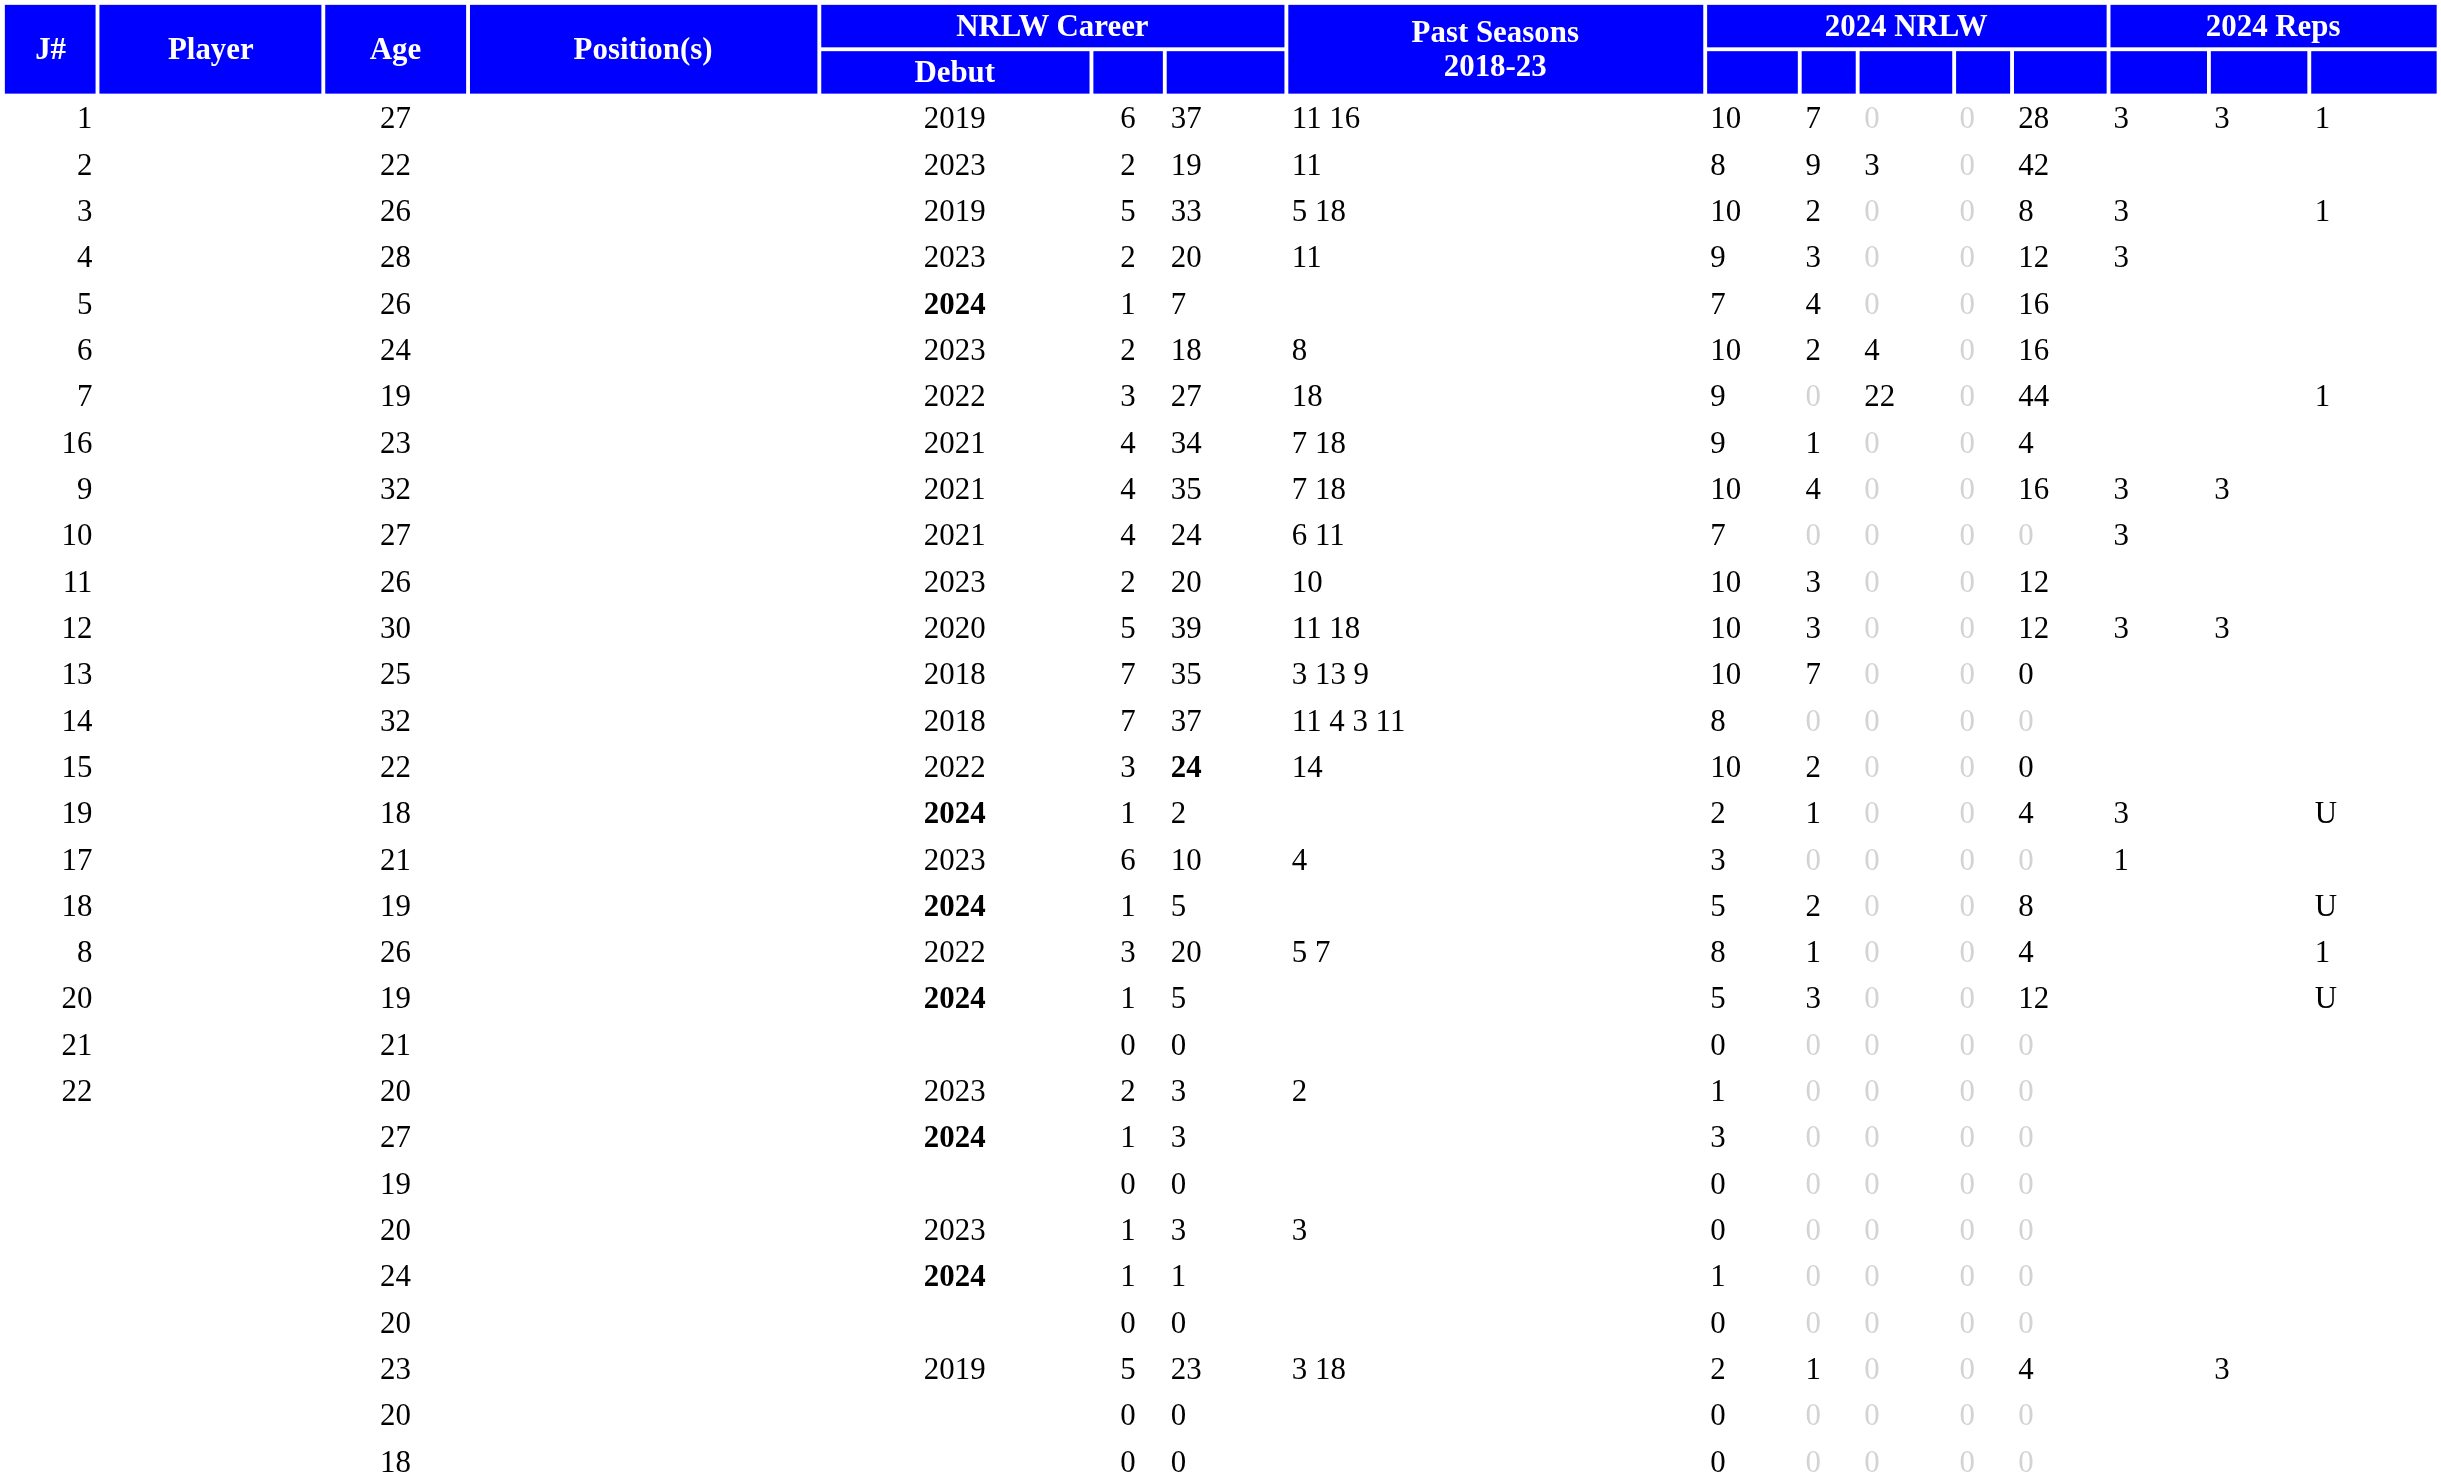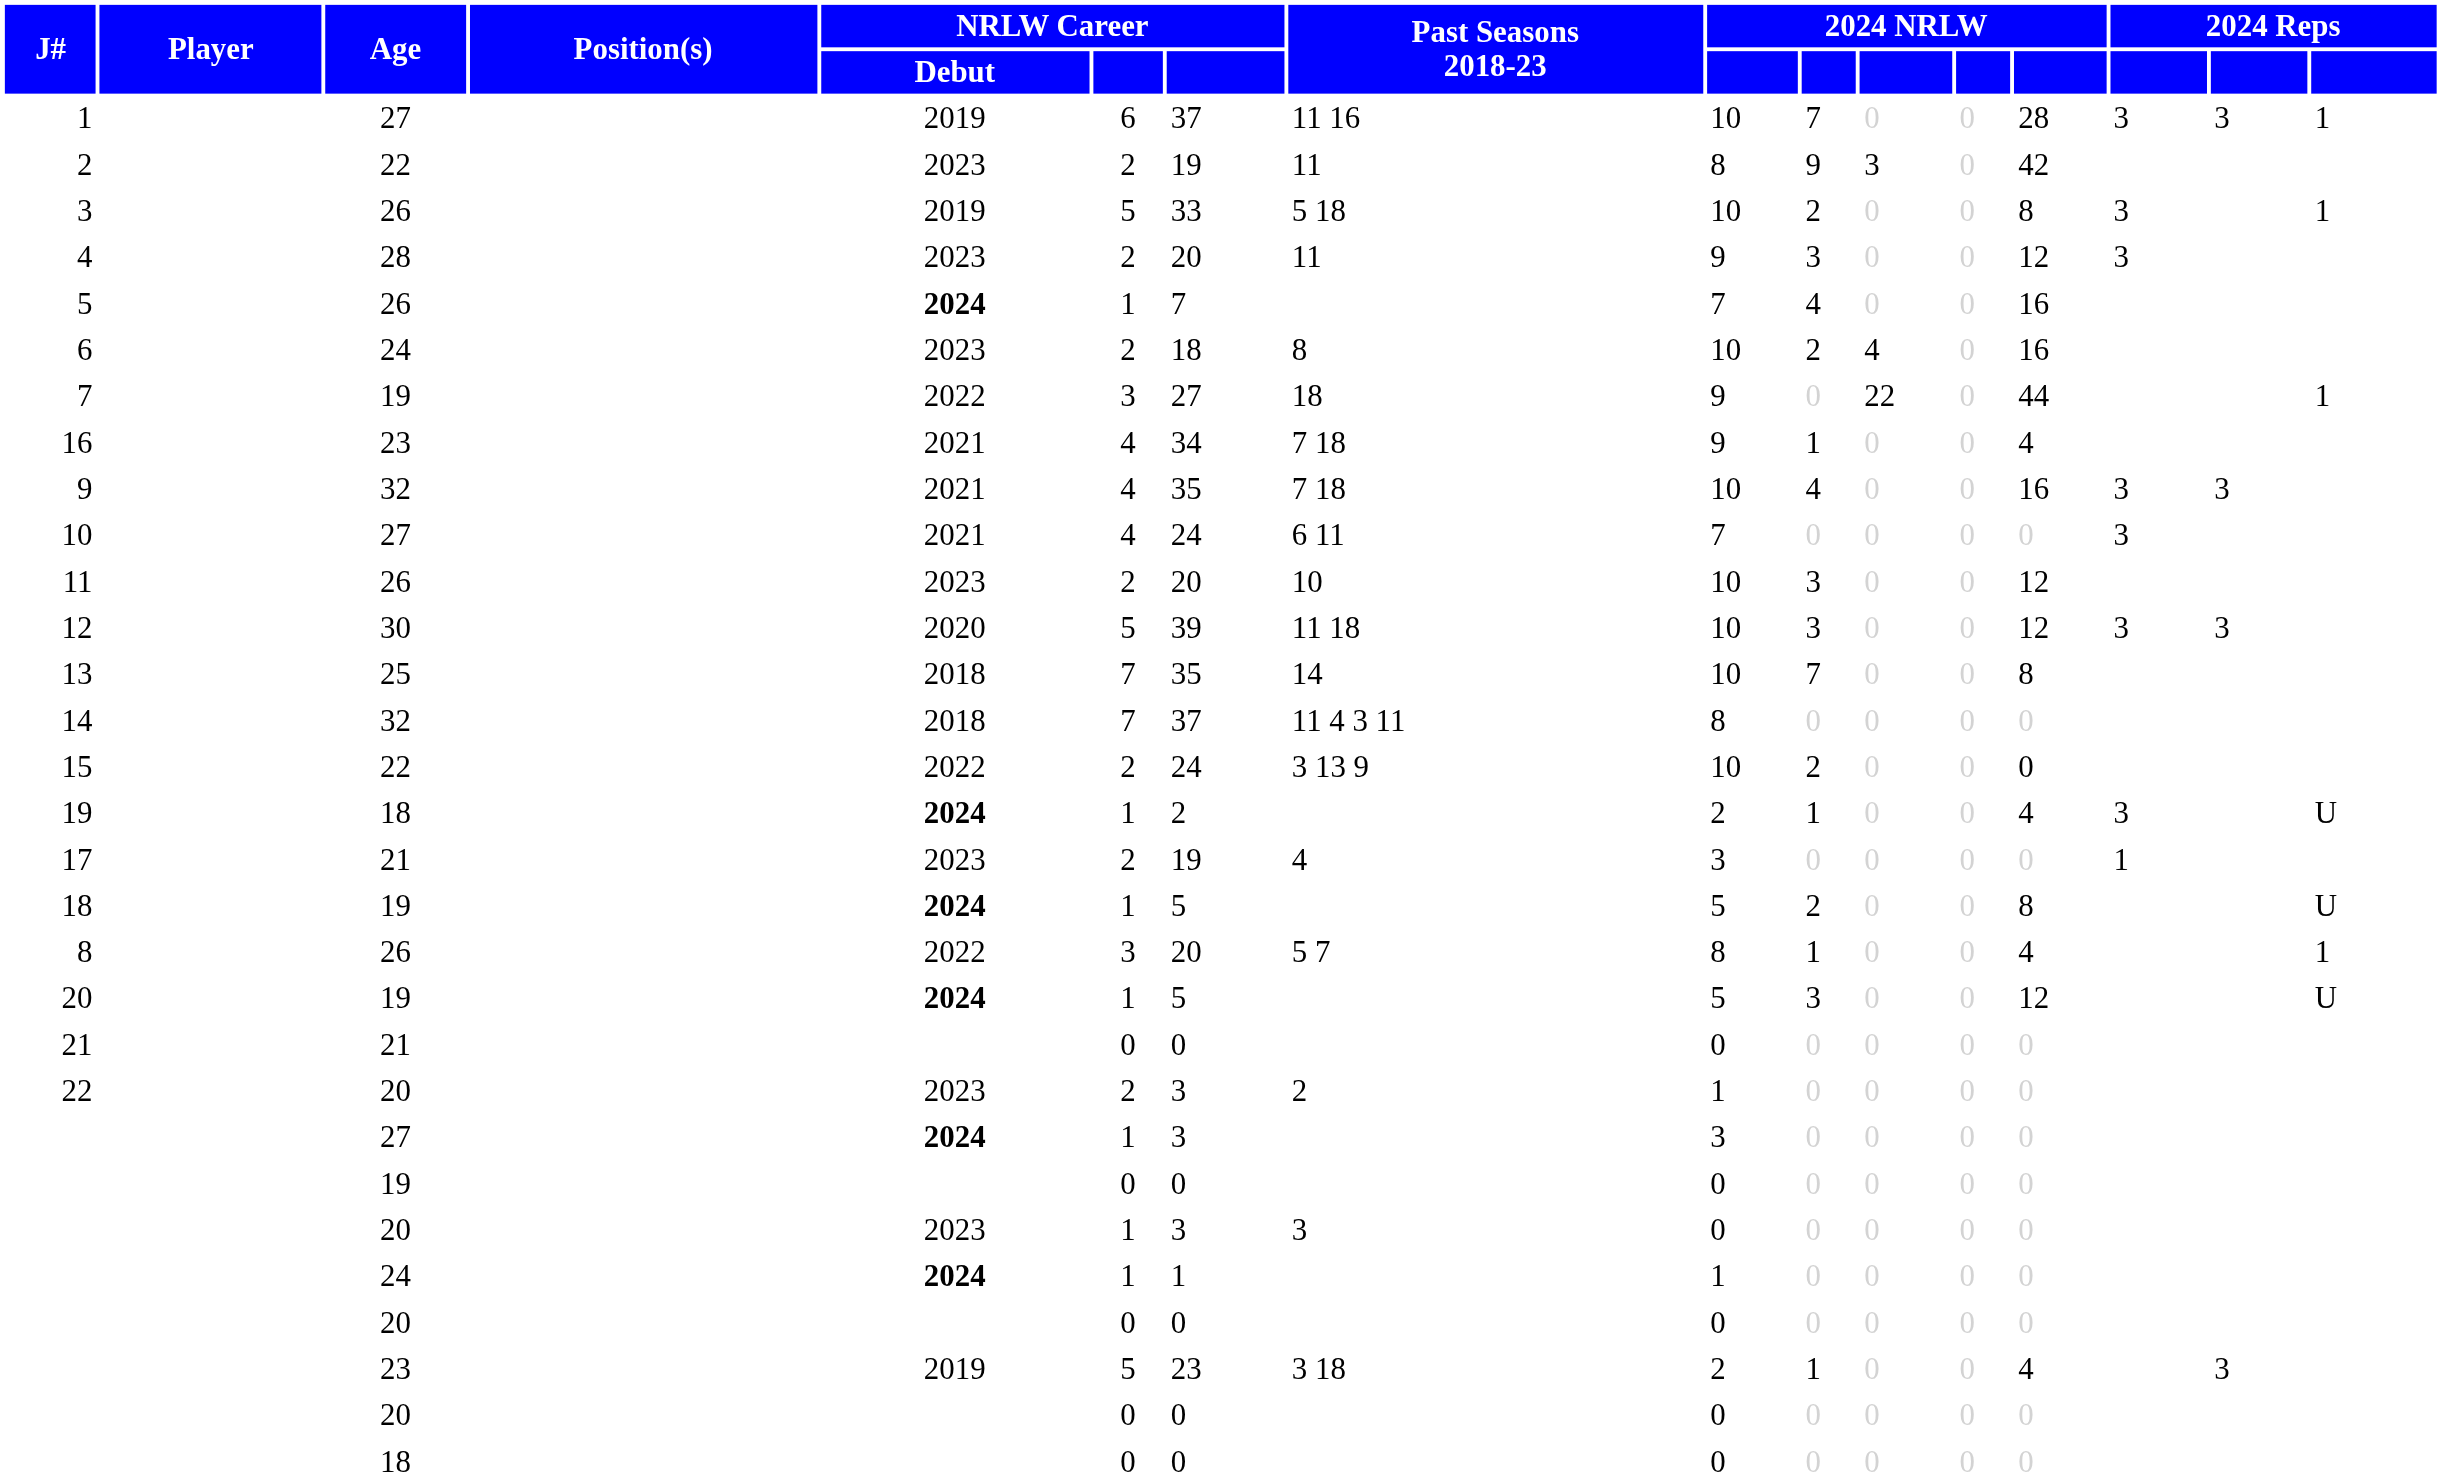(1330, 674) 3 13 9 -> (1307, 674) 14
(2026, 674) 0 -> (2026, 674) 8
(1128, 766) 3 -> (1128, 766) 2
(1186, 766) bold -> (1186, 766) normal
(1307, 766) 14 -> (1330, 766) 3 13 9
(1128, 859) 6 -> (1128, 859) 2
(1186, 859) 10 -> (1186, 859) 19
